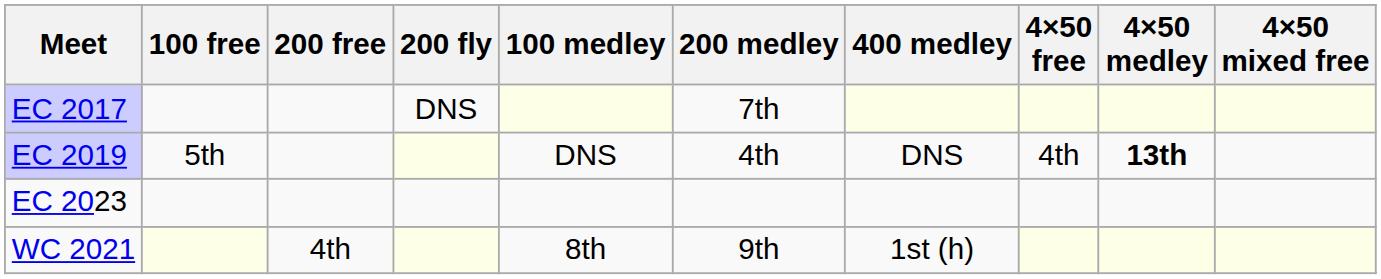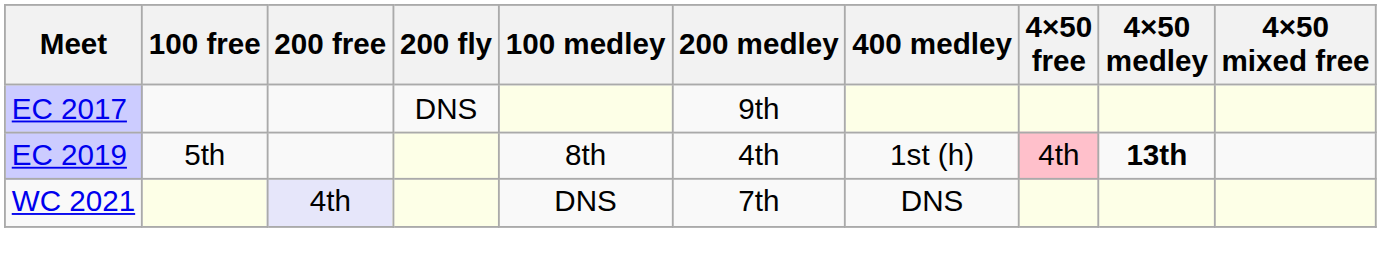(759, 108) 7th -> (759, 108) 9th
(586, 155) DNS -> (586, 155) 8th
(932, 155) DNS -> (932, 155) 1st (h)
(1059, 155) no background -> (1059, 155) pink background
- row: (69, 202)
(330, 249) no background -> (330, 202) lavender background
(586, 249) 8th -> (586, 202) DNS
(759, 249) 9th -> (759, 202) 7th
(932, 249) 1st (h) -> (932, 202) DNS
